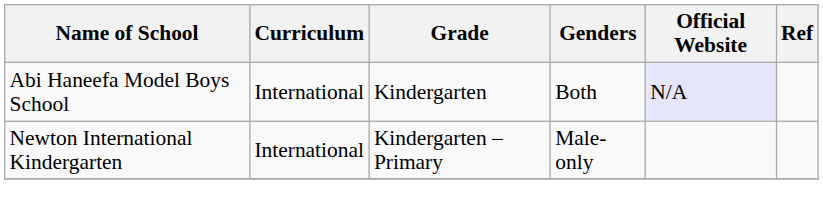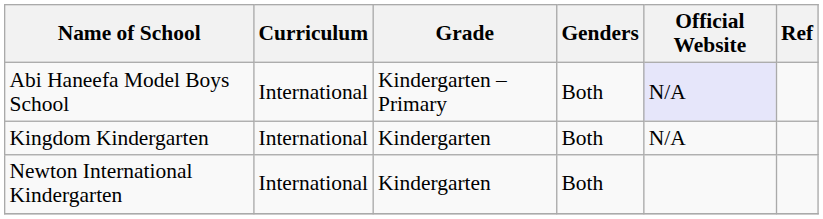(430, 91) Kindergarten -> (442, 91) Kindergarten – Primary
+ row: (109, 137)
(438, 149) Kindergarten – Primary -> (434, 183) Kindergarten
(581, 149) Male-only -> (582, 183) Both
